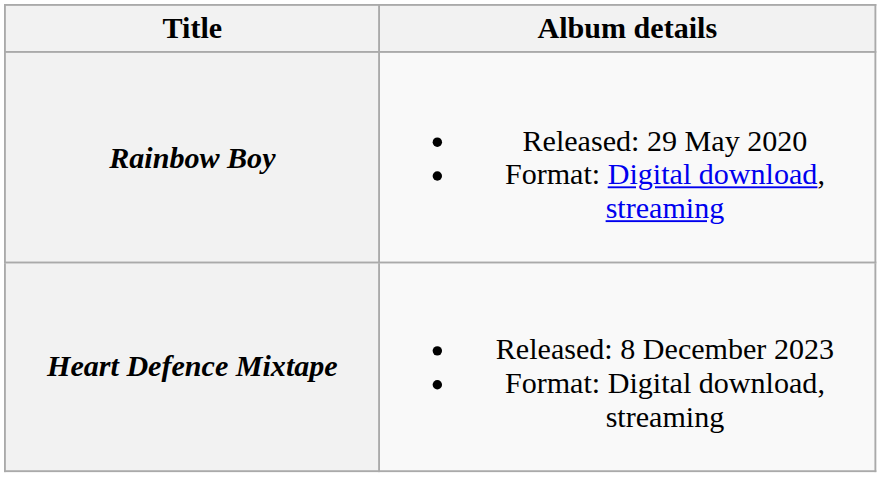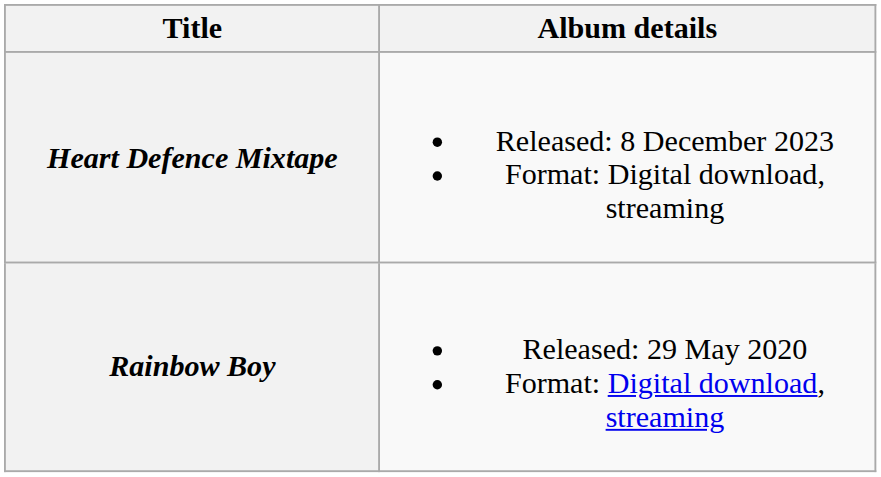rows swapped: (192, 156) <-> (192, 366)
